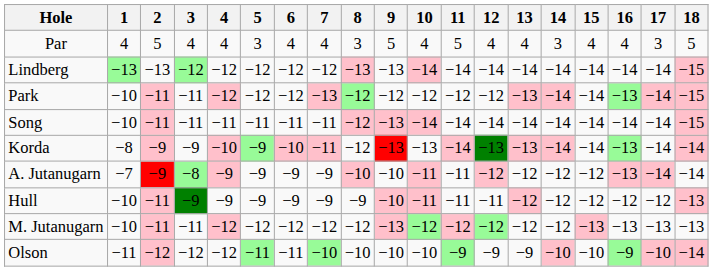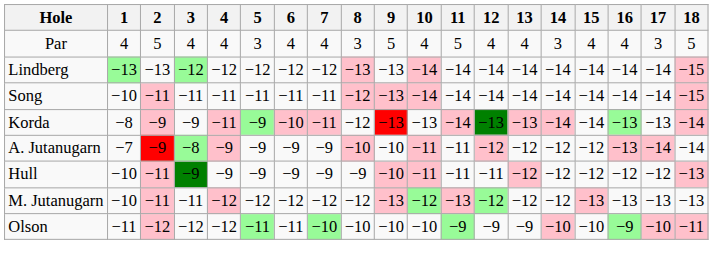- row: (23, 95)
(224, 148) −10 -> (224, 122) −11
(658, 148) −14 -> (658, 122) −13
(458, 226) −12 -> (458, 200) −13
(691, 252) −14 -> (691, 226) −11
